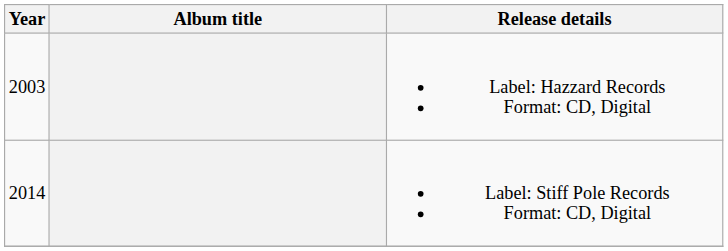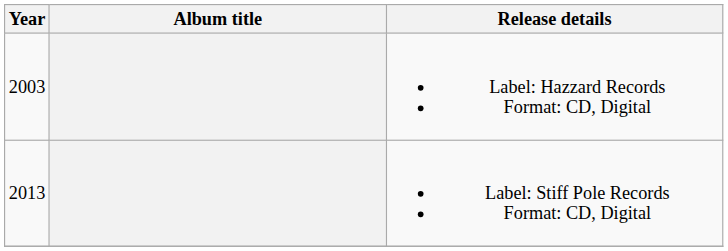(27, 193) 2014 -> (27, 193) 2013
